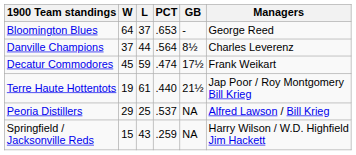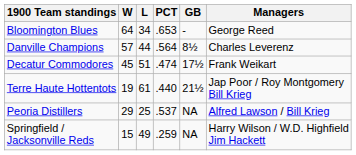(144, 30) 37 -> (144, 30) 34
(127, 47) 37 -> (127, 47) 57
(144, 64) 59 -> (144, 64) 51
(144, 135) 43 -> (144, 135) 49
